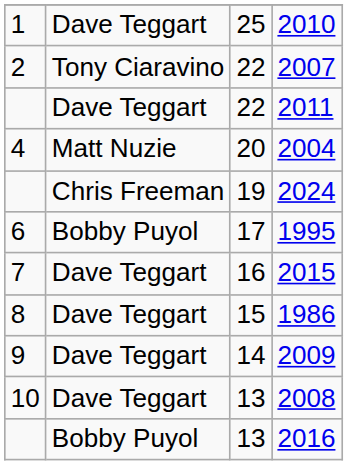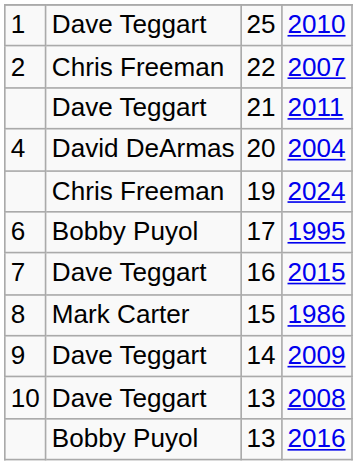(138, 66) Tony Ciaravino -> (138, 66) Chris Freeman
(251, 107) 22 -> (261, 107) 21
(114, 149) Matt Nuzie -> (143, 149) David DeArmas
(129, 314) Dave Teggart -> (121, 314) Mark Carter
